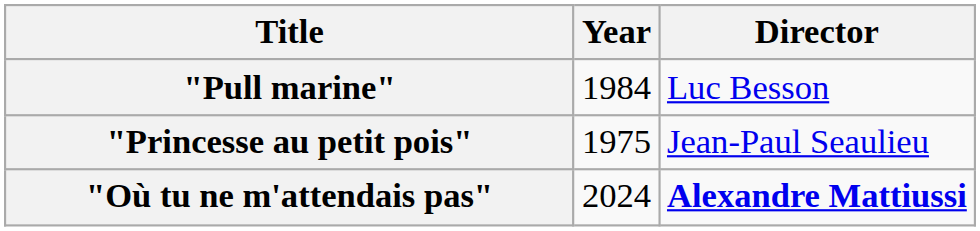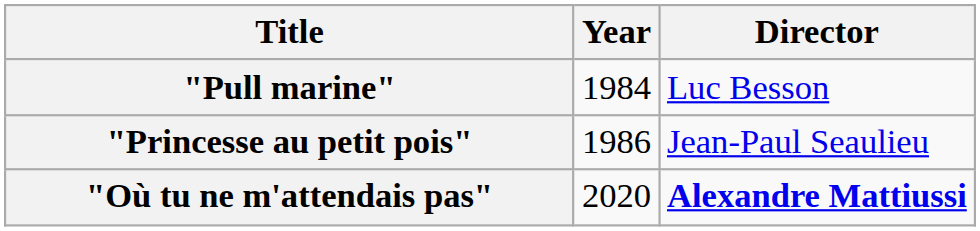(616, 141) 1975 -> (616, 141) 1986
(616, 196) 2024 -> (616, 196) 2020
